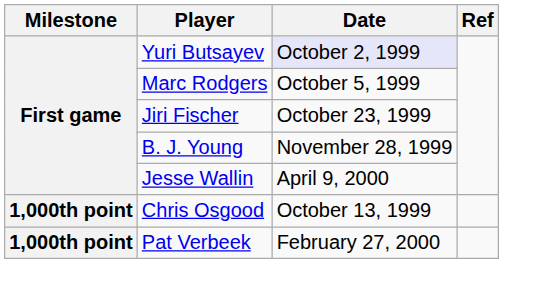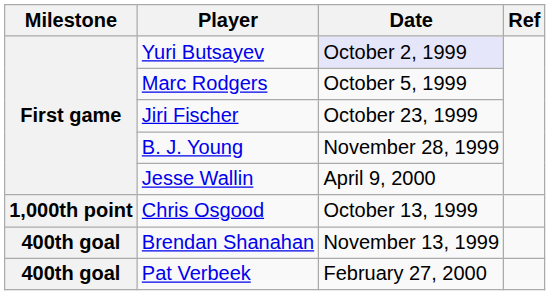+ row: (228, 242)
(71, 242) 1,000th point -> (71, 274) 400th goal
